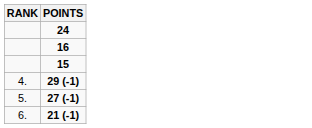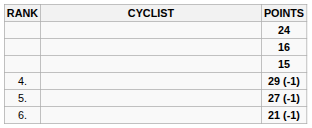+ column: (151, 13)
